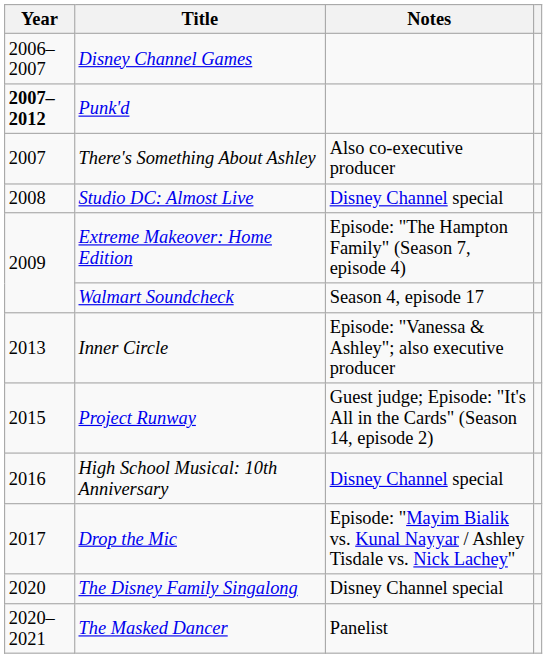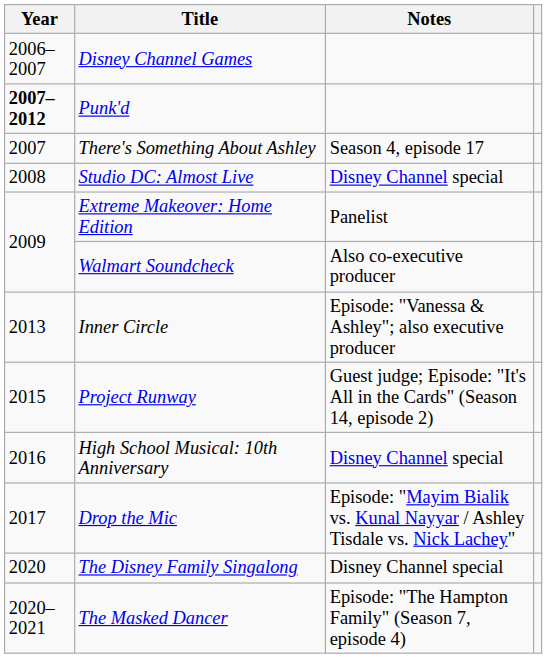(396, 158) Also co-executive producer -> (407, 148) Season 4, episode 17
(419, 247) Episode: "The Hampton Family" (Season 7, episode 4) -> (359, 216) Panelist
(407, 297) Season 4, episode 17 -> (396, 266) Also co-executive producer
(359, 628) Panelist -> (419, 617) Episode: "The Hampton Family" (Season 7, episode 4)
